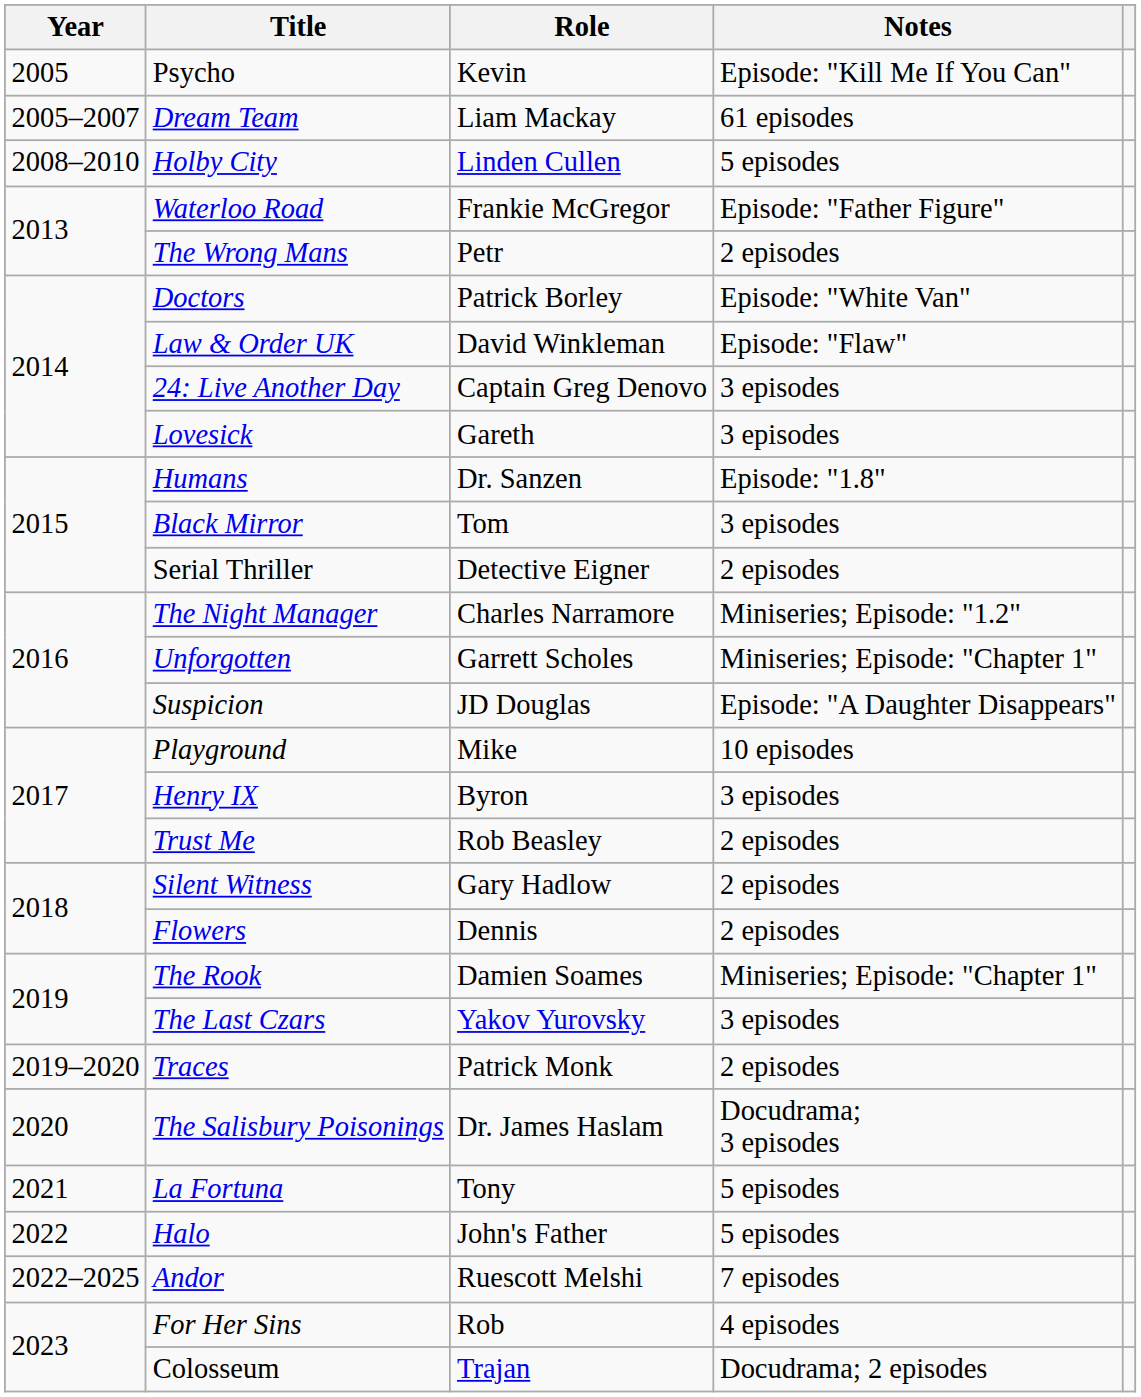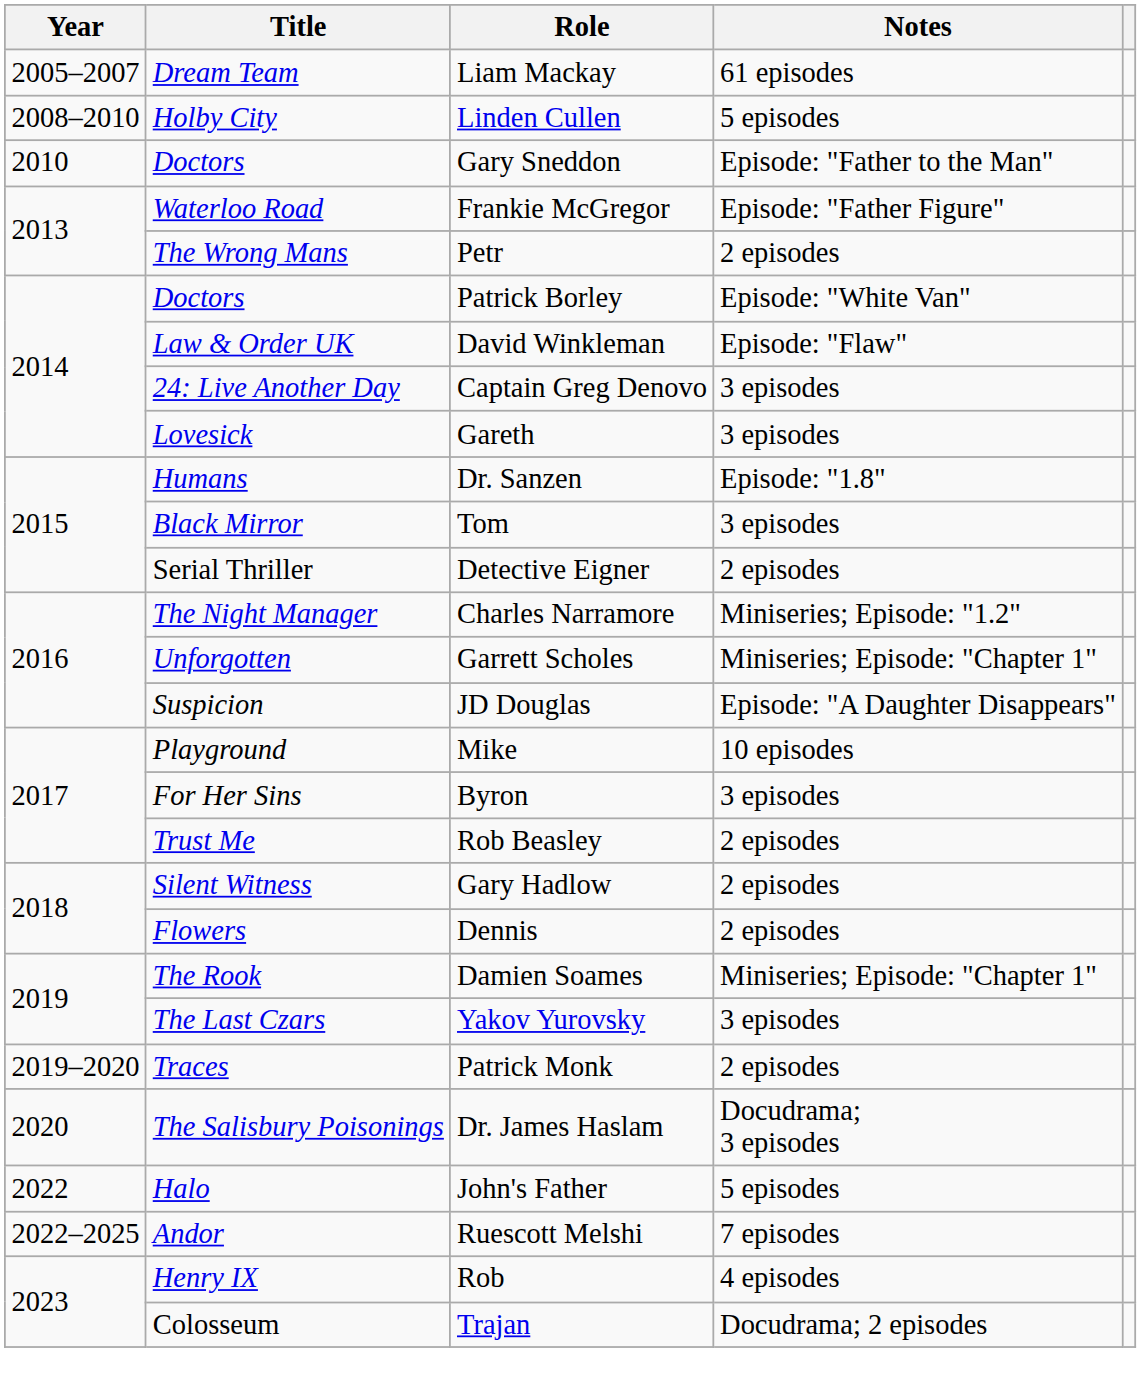- row: (492, 72)
+ row: (539, 162)
(205, 794) Henry IX -> (227, 794) For Her Sins
- row: (486, 1188)
(227, 1323) For Her Sins -> (205, 1278) Henry IX
